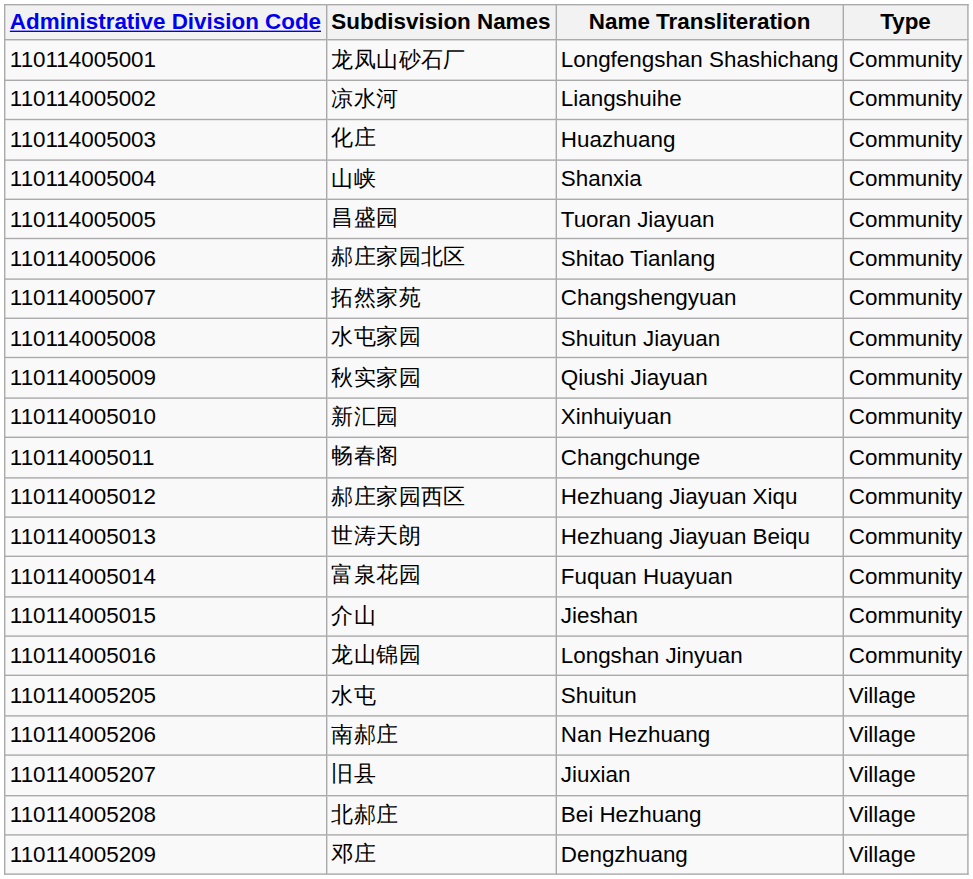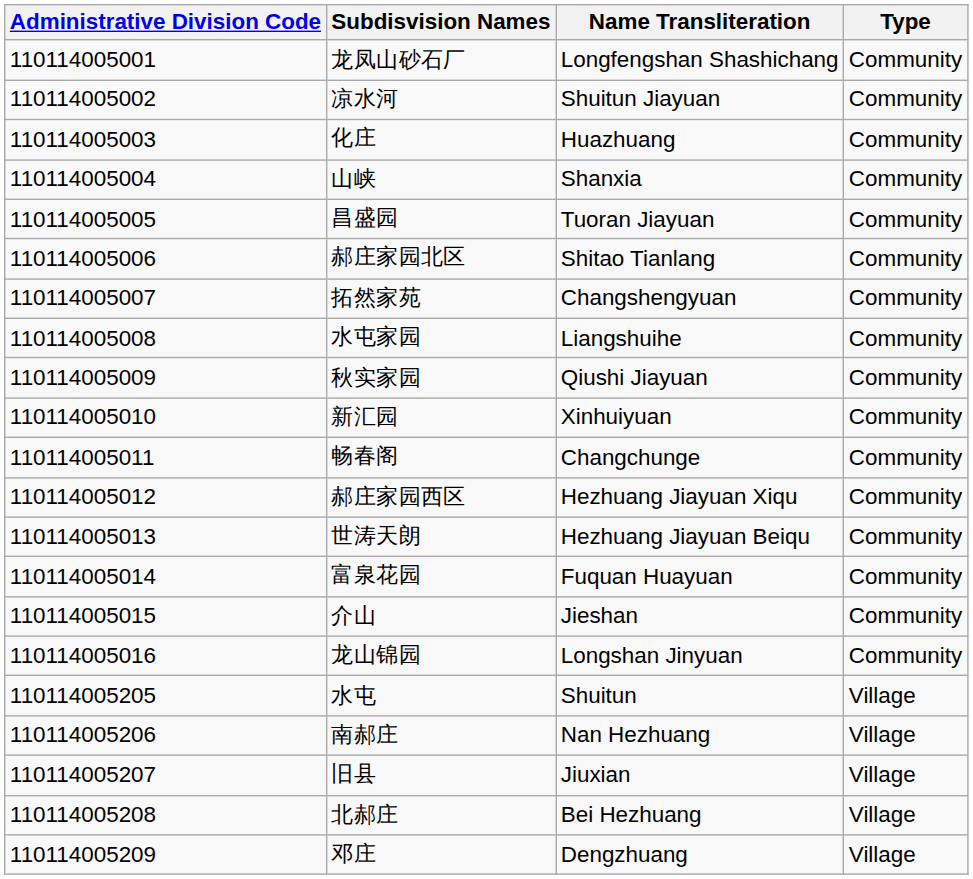(621, 99) Liangshuihe -> (640, 99) Shuitun Jiayuan
(640, 337) Shuitun Jiayuan -> (621, 337) Liangshuihe
